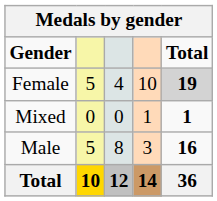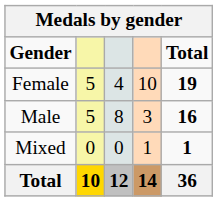(187, 84) lightgrey background -> (187, 84) no background
rows swapped: (41, 148) <-> (41, 116)
